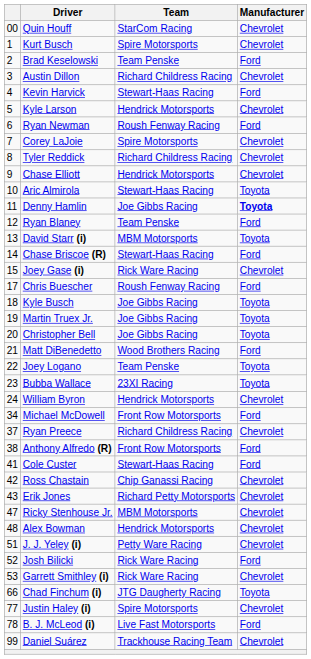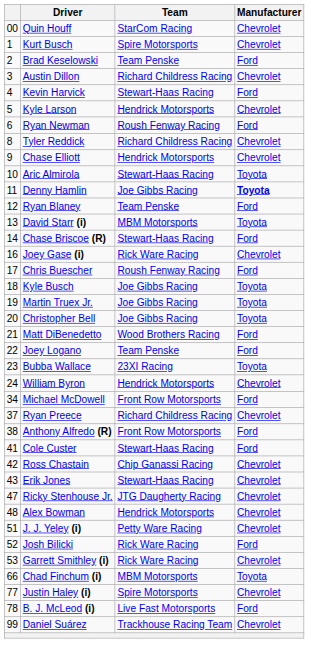- row: (53, 142)
(12, 271) 15 -> (12, 254) 16
(255, 367) Toyota -> (247, 351) Ford
(176, 496) Richard Petty Motorsports -> (165, 480) Stewart-Haas Racing
(158, 512) MBM Motorsports -> (169, 496) JTG Daugherty Racing
(169, 593) JTG Daugherty Racing -> (158, 577) MBM Motorsports
